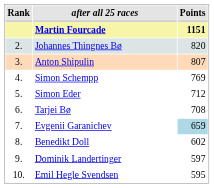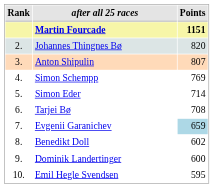(198, 94) 712 -> (198, 94) 714
(198, 158) 597 -> (198, 158) 600
